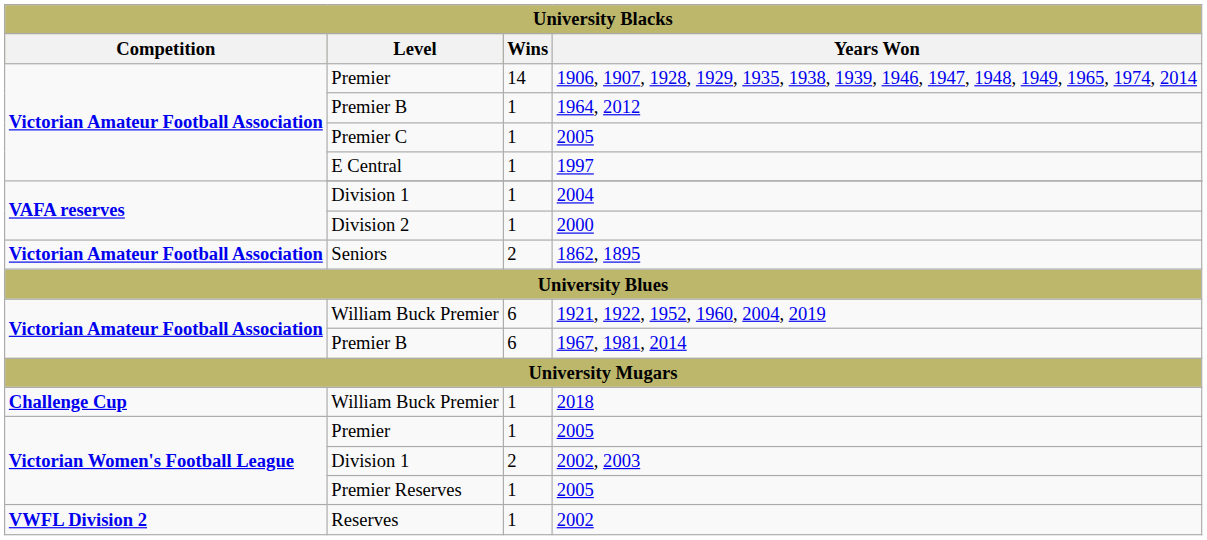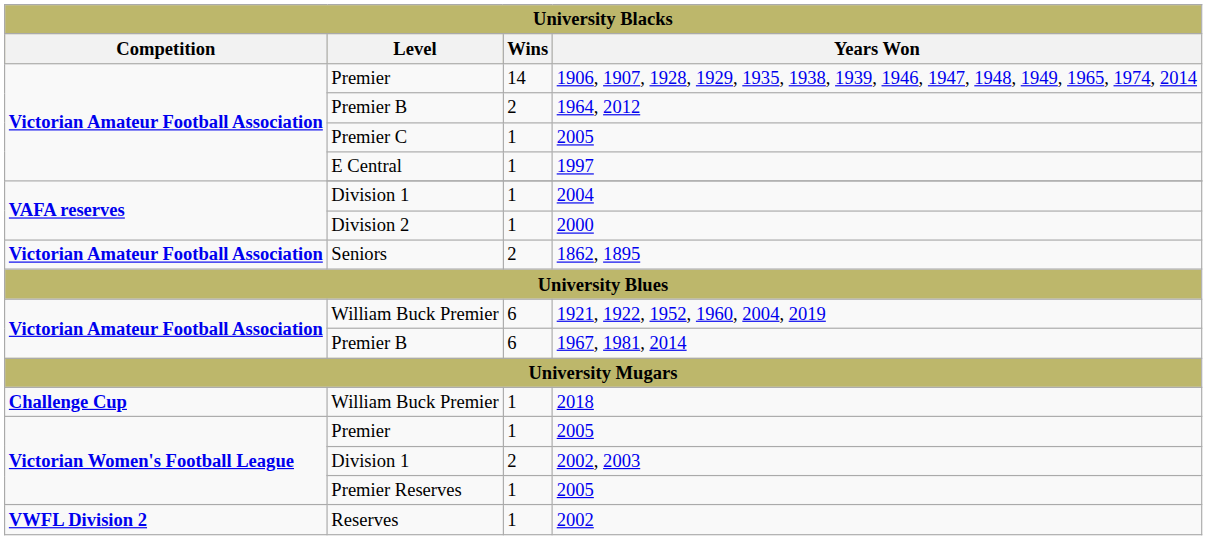(512, 107) 1 -> (512, 107) 2
